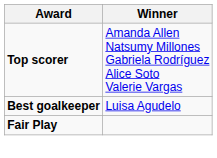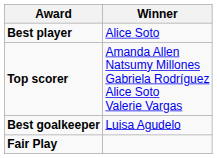+ row: (39, 33)
